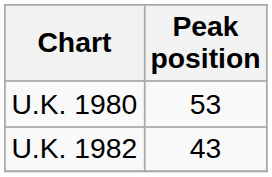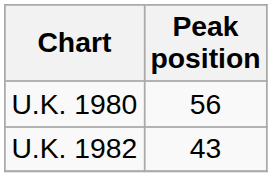(205, 103) 53 -> (205, 103) 56
